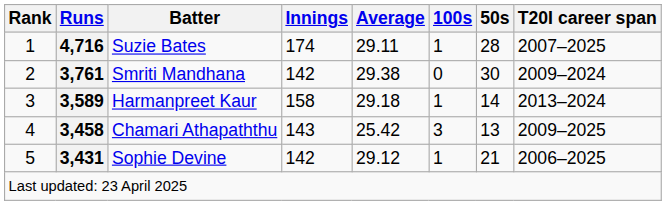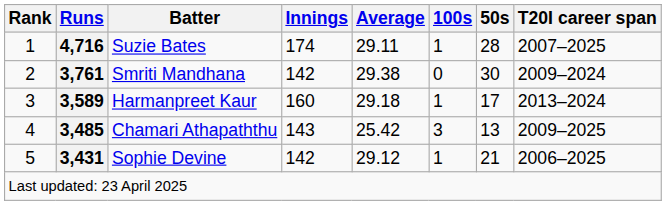(300, 102) 158 -> (300, 102) 160
(490, 102) 14 -> (490, 102) 17
(82, 130) 3,458 -> (82, 130) 3,485
